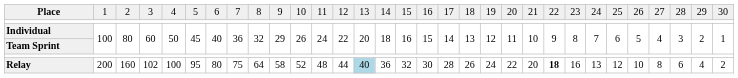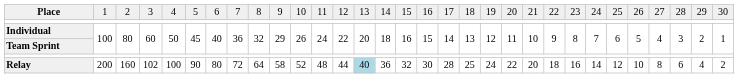(196, 65) 95 -> (196, 65) 90
(238, 65) 75 -> (238, 65) 72
(470, 65) 26 -> (470, 65) 25
(554, 65) bold -> (554, 65) normal
(596, 65) 13 -> (596, 65) 14
